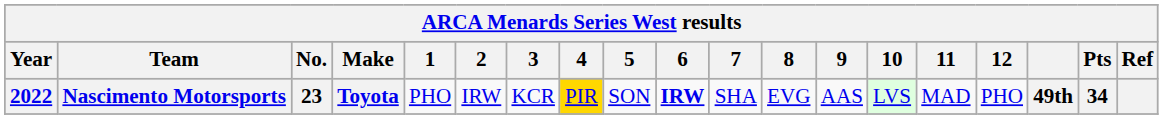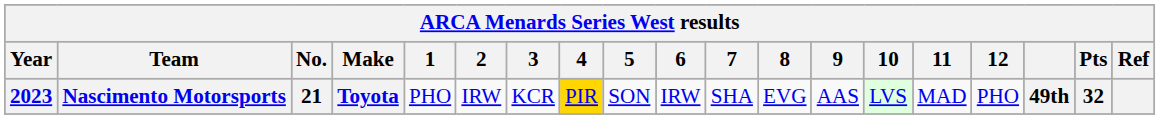(31, 95) 2022 -> (31, 95) 2023
(312, 95) 23 -> (312, 95) 21
(683, 95) bold -> (681, 95) normal
(1097, 95) 34 -> (1093, 95) 32
